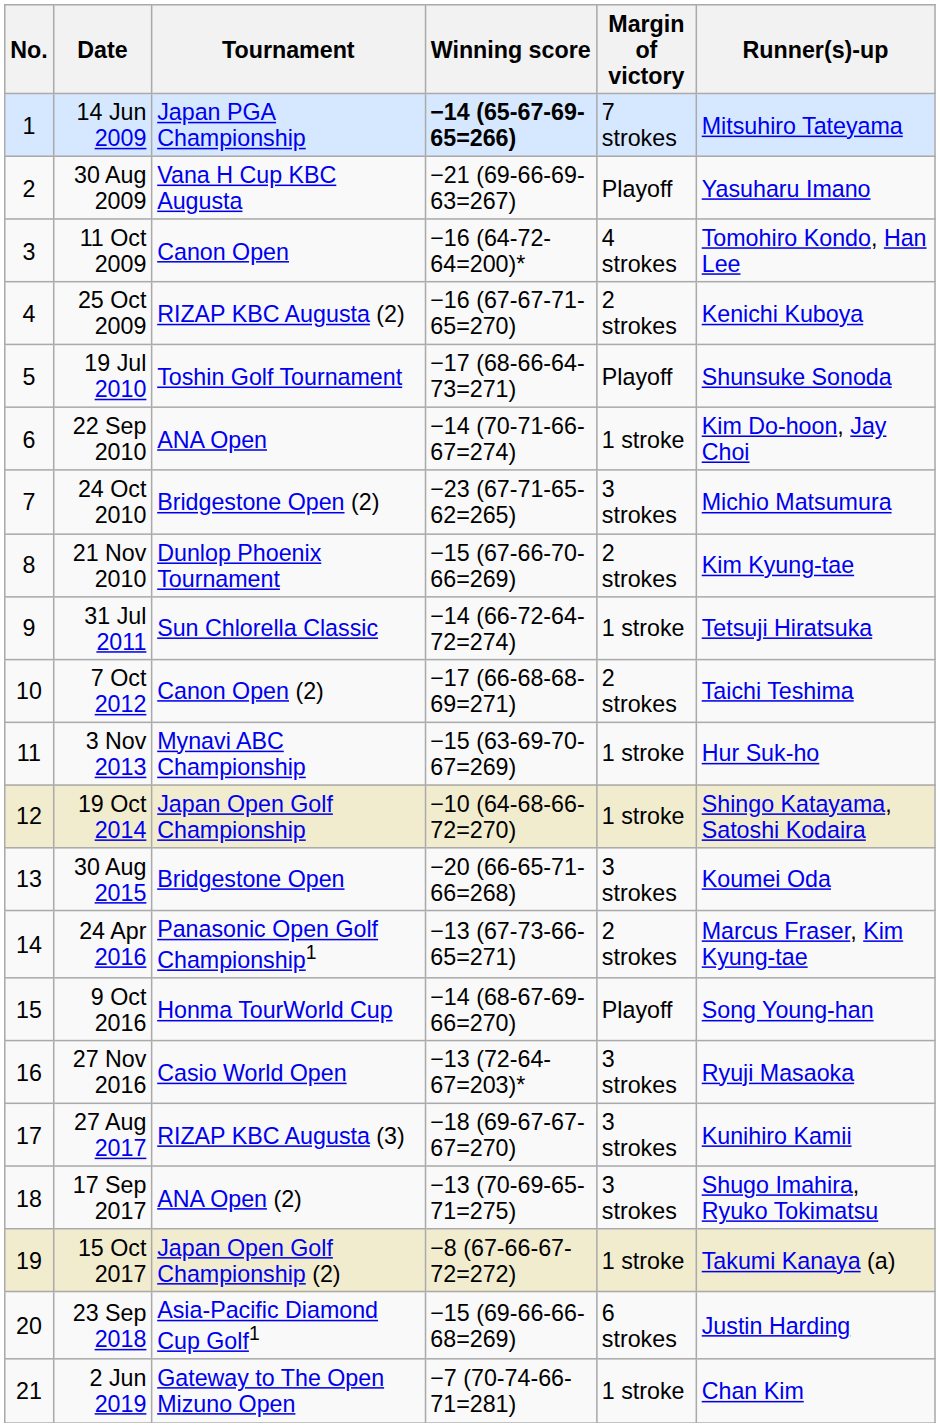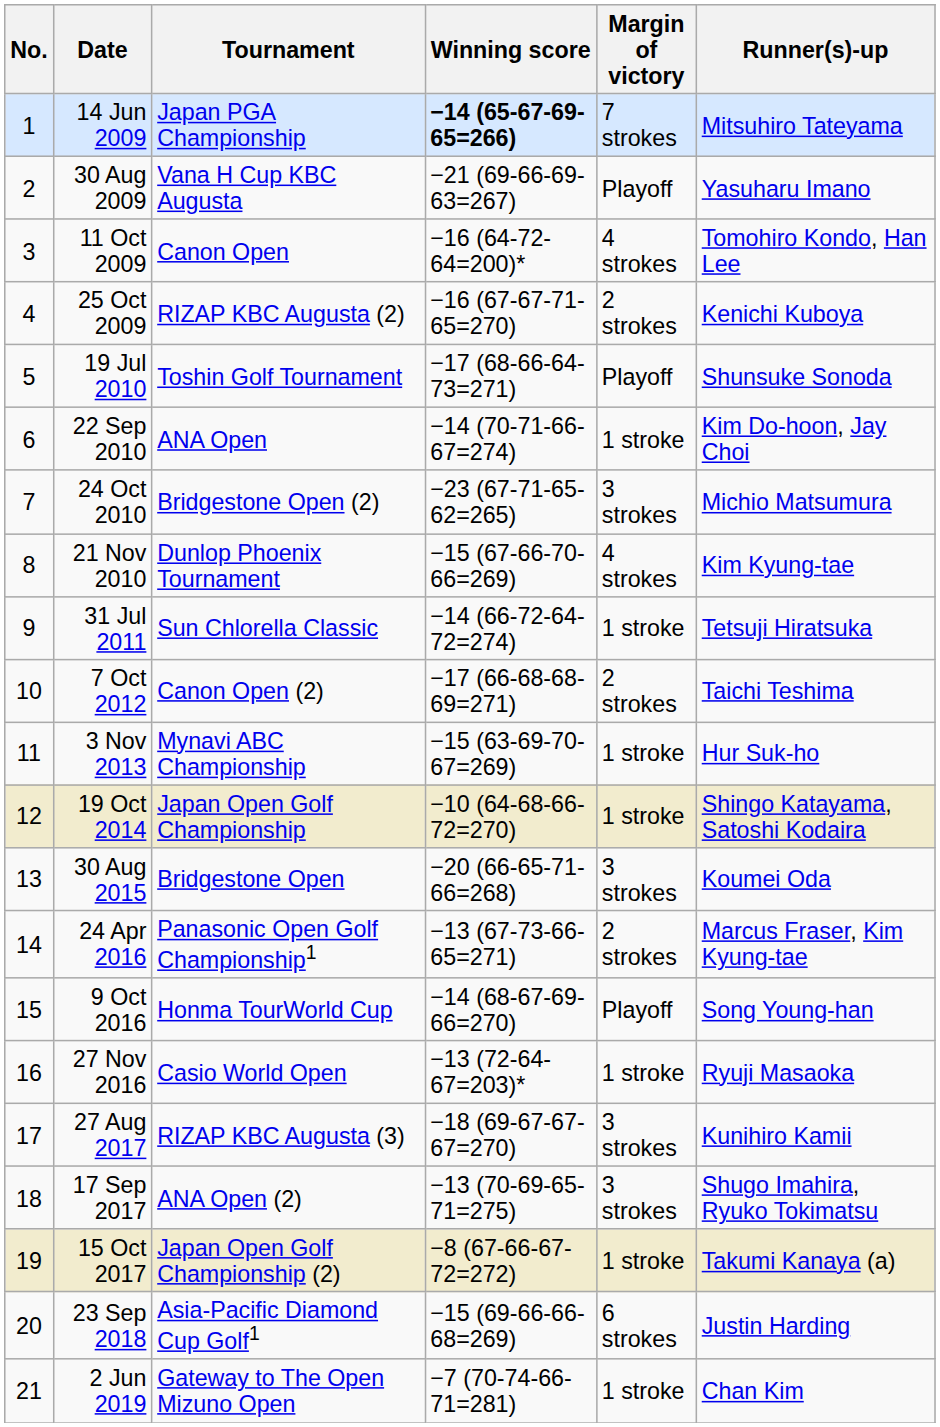(639, 565) 2 strokes -> (639, 565) 4 strokes
(639, 1072) 3 strokes -> (643, 1072) 1 stroke
